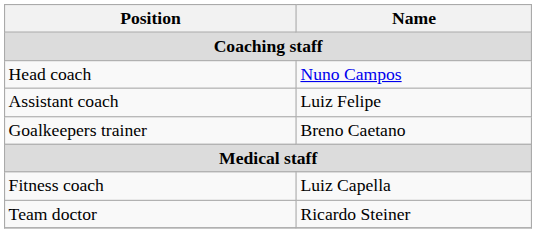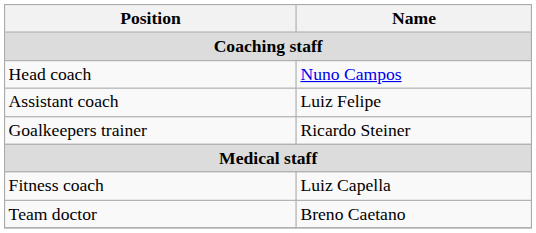(353, 130) Breno Caetano -> (355, 130) Ricardo Steiner
(355, 213) Ricardo Steiner -> (353, 213) Breno Caetano
